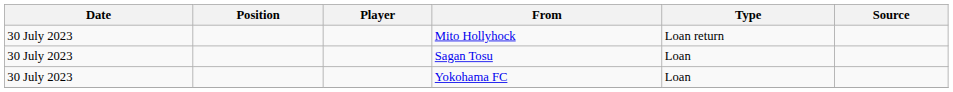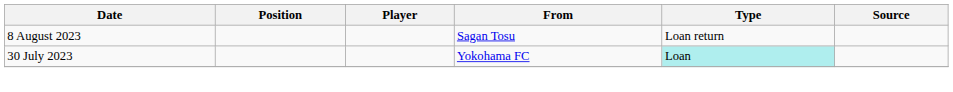- row: (475, 35)
(40, 56) 30 July 2023 -> (44, 35) 8 August 2023
(678, 56) Loan -> (695, 35) Loan return
(678, 77) no background -> (678, 56) paleturquoise background
